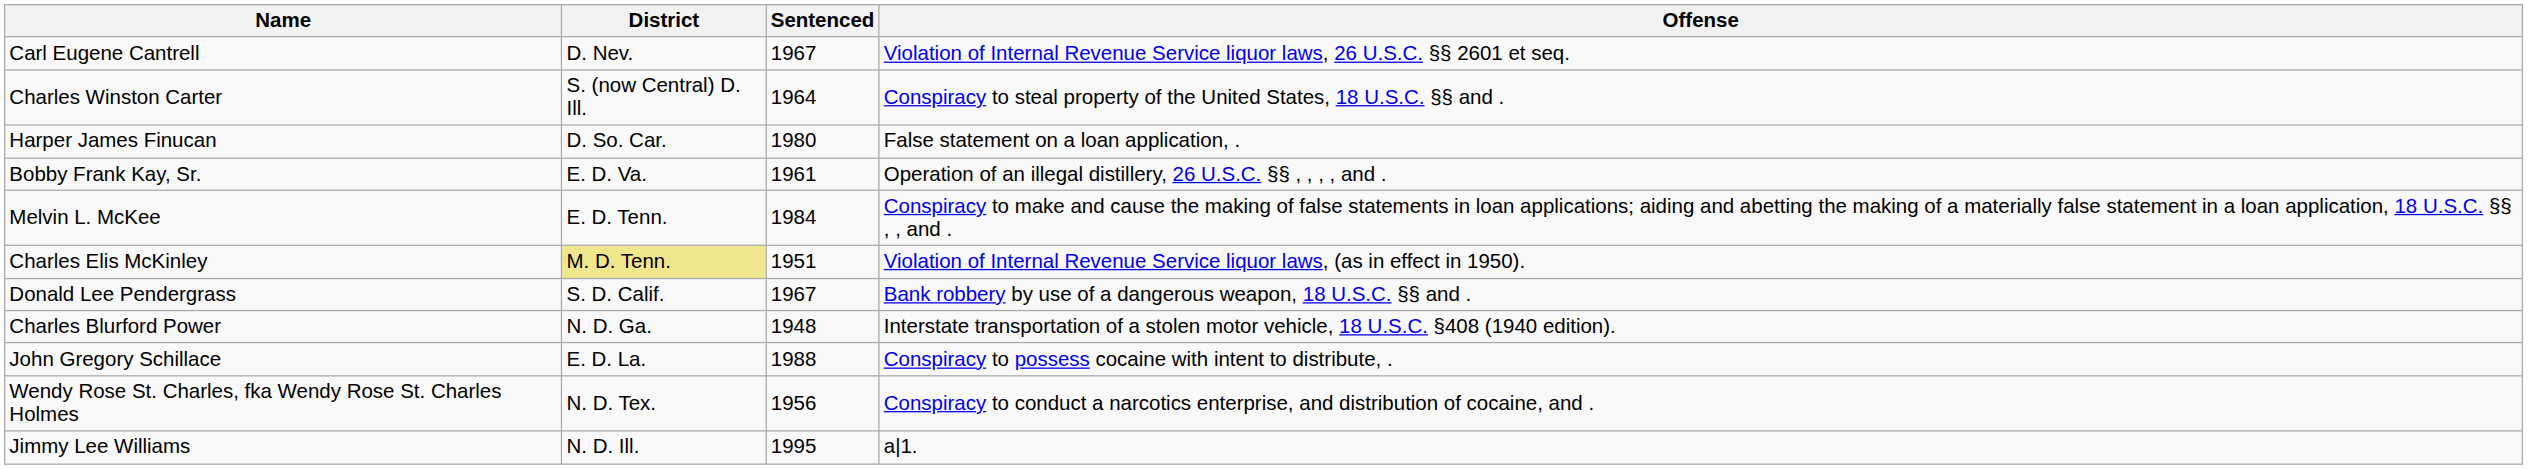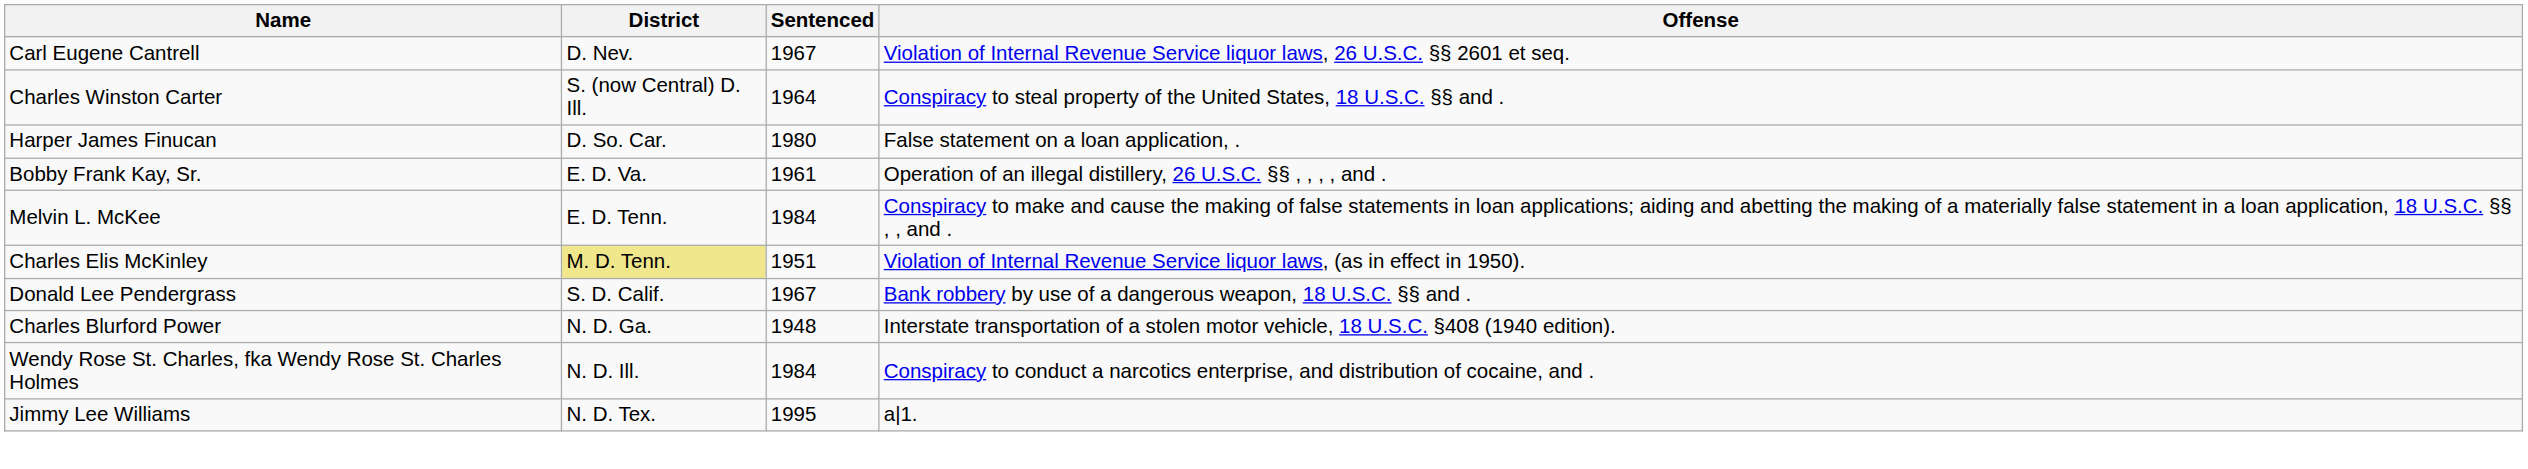- row: (115, 359)
(611, 403) N. D. Tex. -> (603, 370) N. D. Ill.
(794, 403) 1956 -> (794, 370) 1984
(603, 447) N. D. Ill. -> (611, 414) N. D. Tex.
